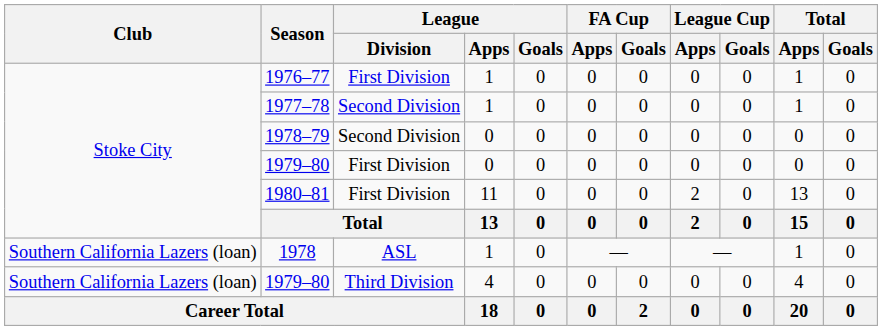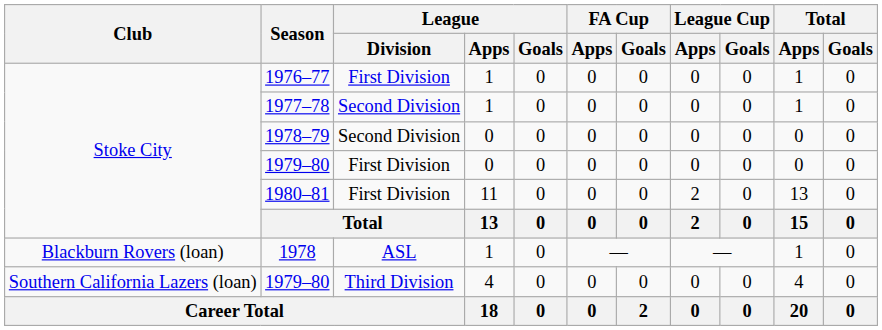(133, 252) Southern California Lazers (loan) -> (133, 252) Blackburn Rovers (loan)
